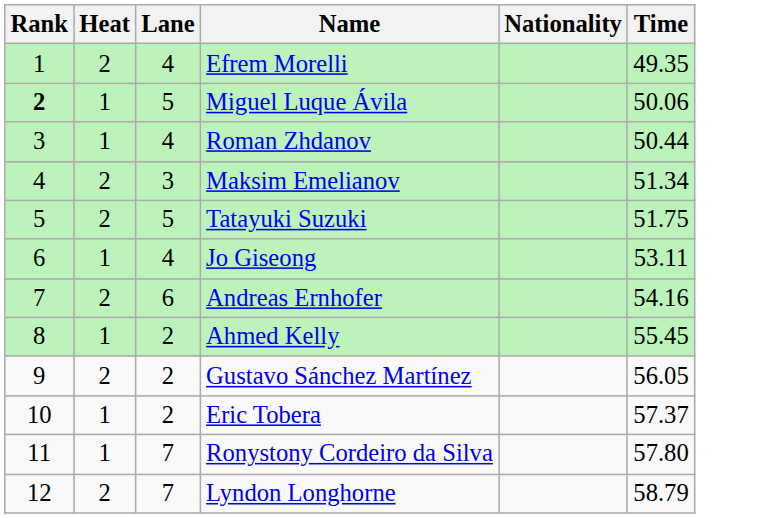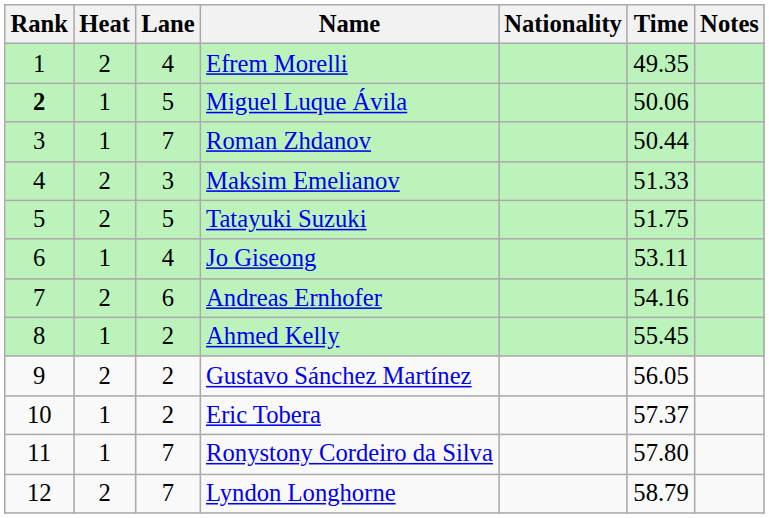+ column: (730, 24)
(168, 141) 4 -> (168, 141) 7
(661, 180) 51.34 -> (661, 180) 51.33
